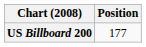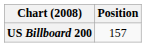(118, 32) 177 -> (118, 32) 157
